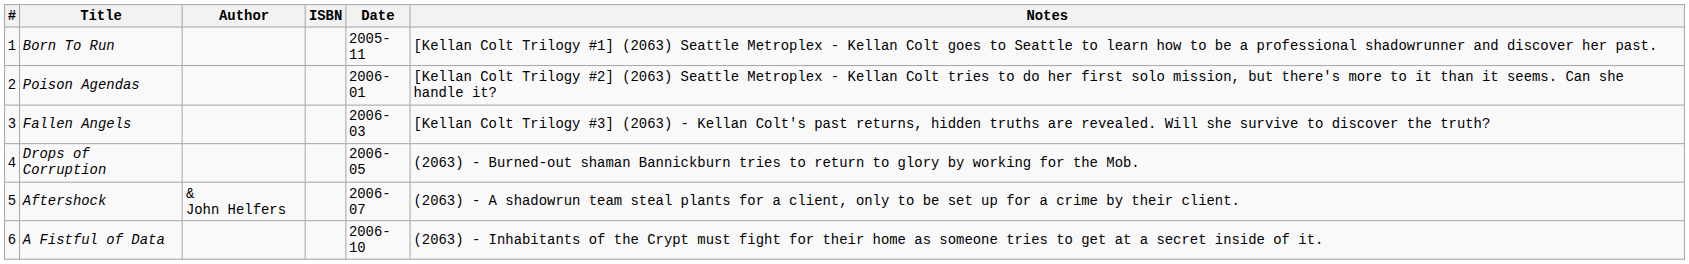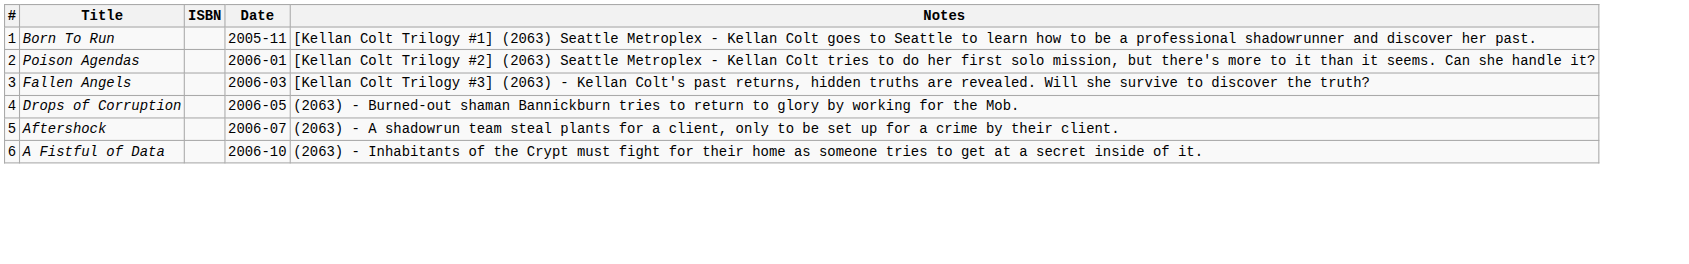- column: (244, 16)
